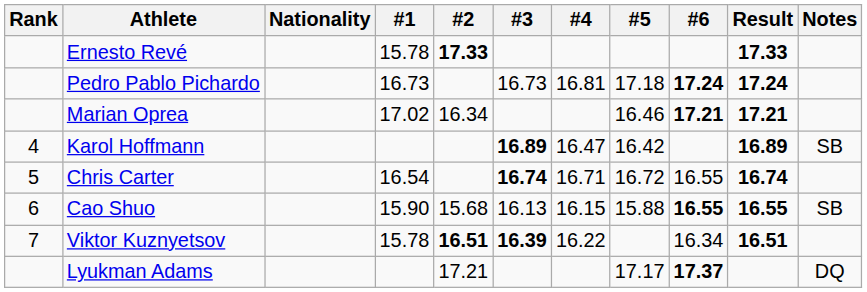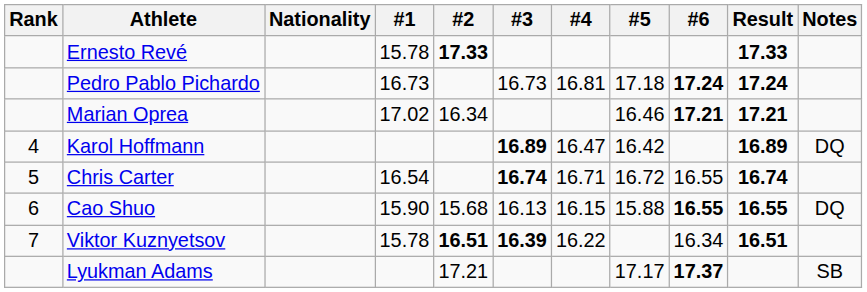(830, 146) SB -> (830, 146) DQ
(830, 209) SB -> (830, 209) DQ
(830, 271) DQ -> (830, 271) SB
